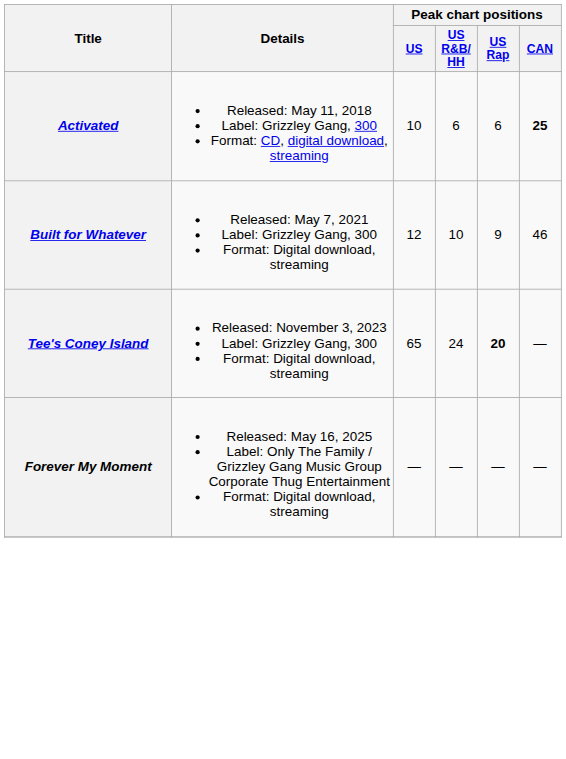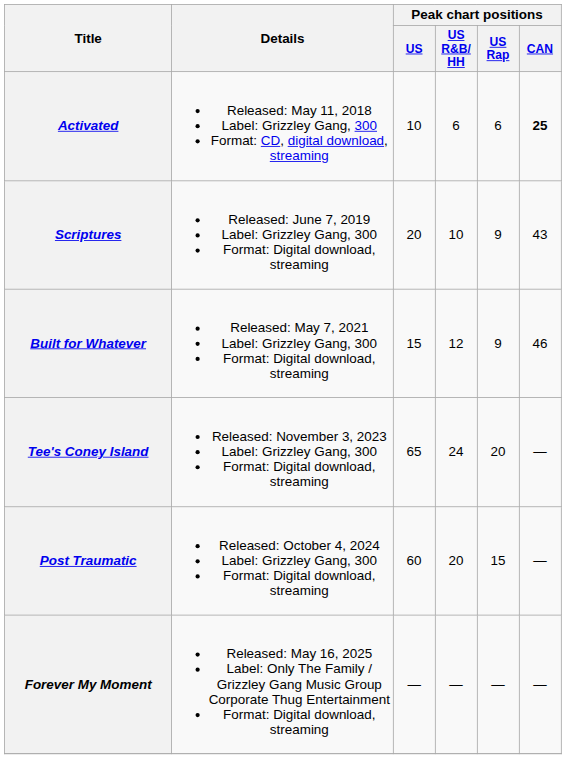+ row: (88, 234)
(414, 234) 12 -> (414, 343) 15
(456, 234) 10 -> (456, 343) 12
(498, 343) bold -> (498, 452) normal
+ row: (88, 560)
